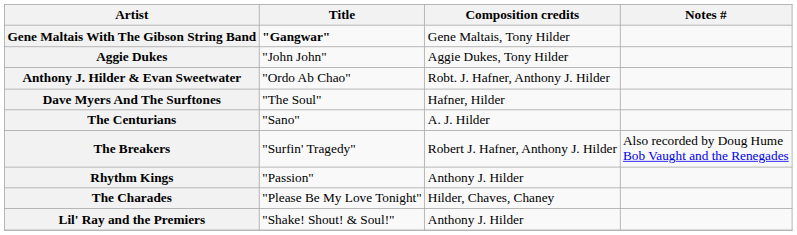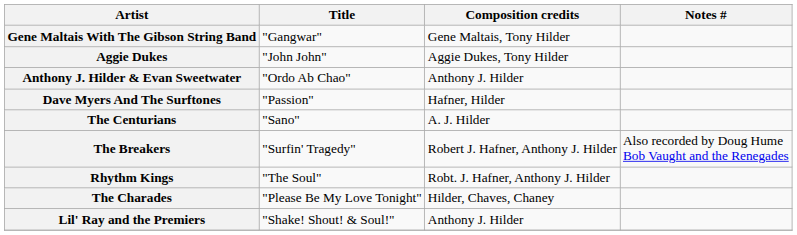(296, 36) bold -> (292, 36) normal
(519, 78) Robt. J. Hafner, Anthony J. Hilder -> (476, 78) Anthony J. Hilder
(292, 99) "The Soul" -> (288, 99) "Passion"
(288, 177) "Passion" -> (292, 177) "The Soul"
(476, 177) Anthony J. Hilder -> (519, 177) Robt. J. Hafner, Anthony J. Hilder
